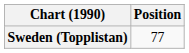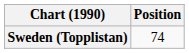(158, 37) 77 -> (158, 37) 74
